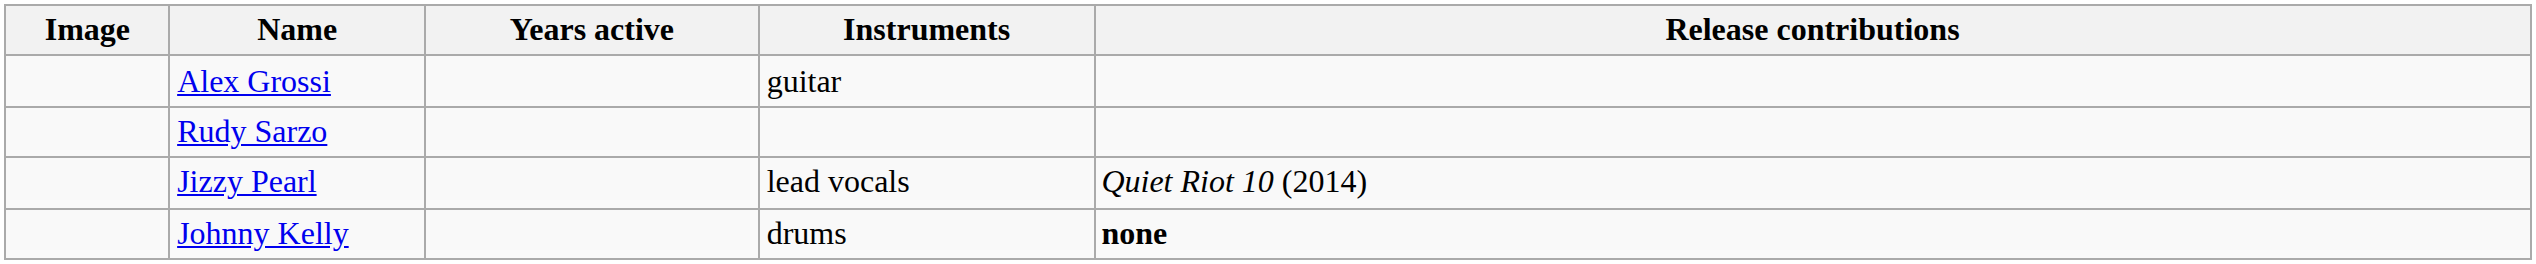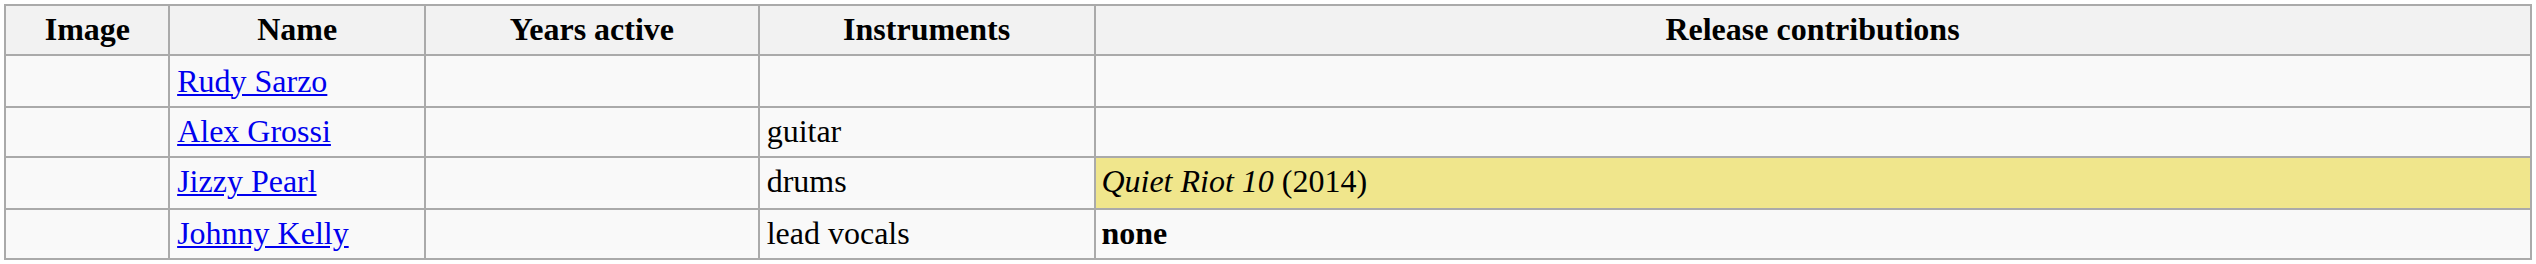rows swapped: (252, 131) <-> (254, 80)
(838, 182) lead vocals -> (807, 182) drums
(1234, 182) no background -> (1234, 182) khaki background
(807, 232) drums -> (838, 232) lead vocals
